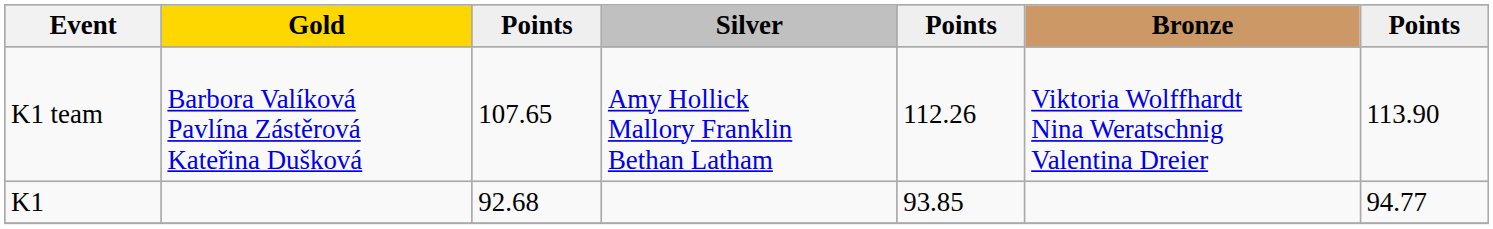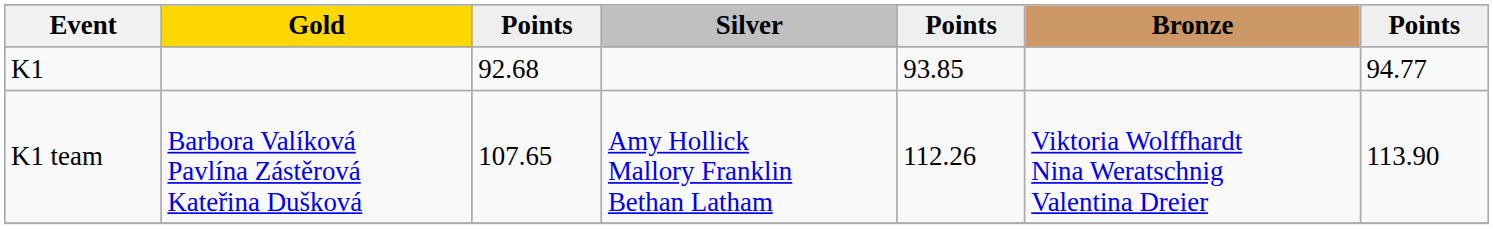rows swapped: (27, 201) <-> (57, 113)
